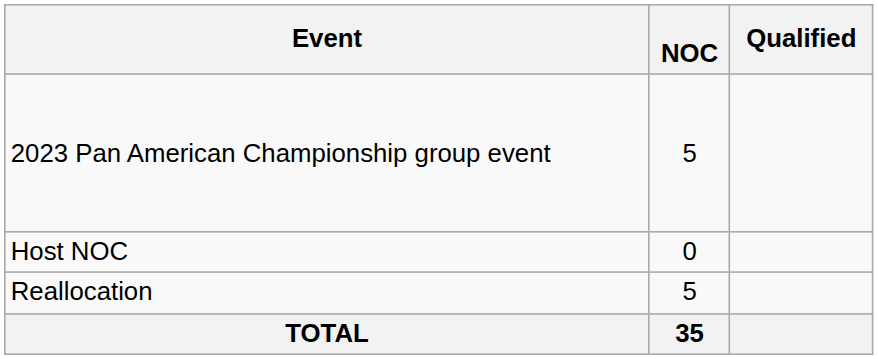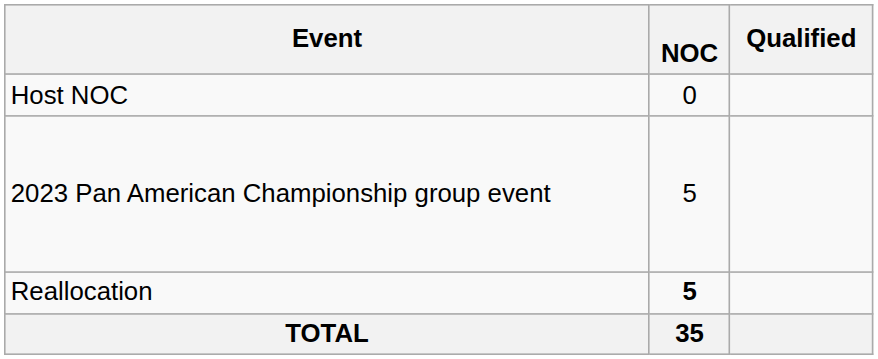rows swapped: (69, 251) <-> (281, 152)
(690, 292) normal -> (690, 292) bold
